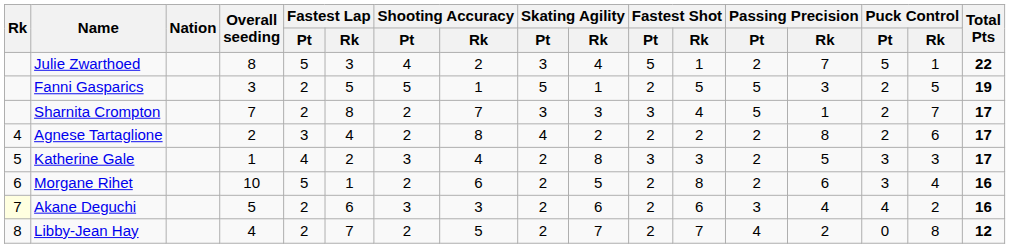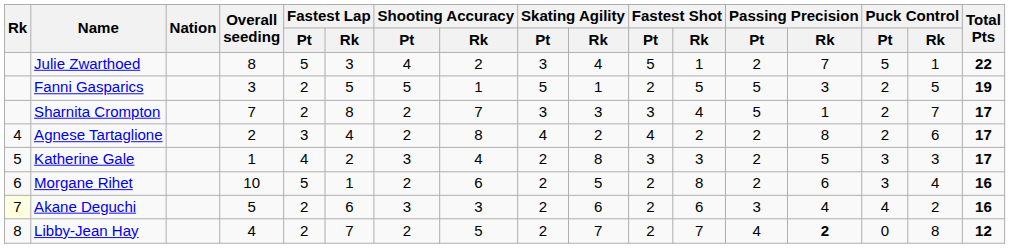(651, 135) 2 -> (651, 135) 4
(825, 231) normal -> (825, 231) bold
